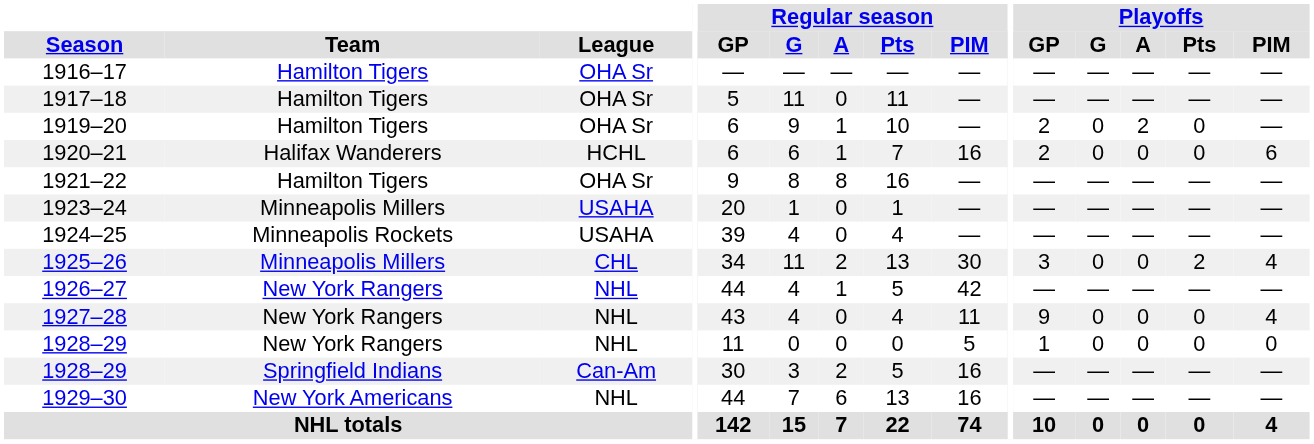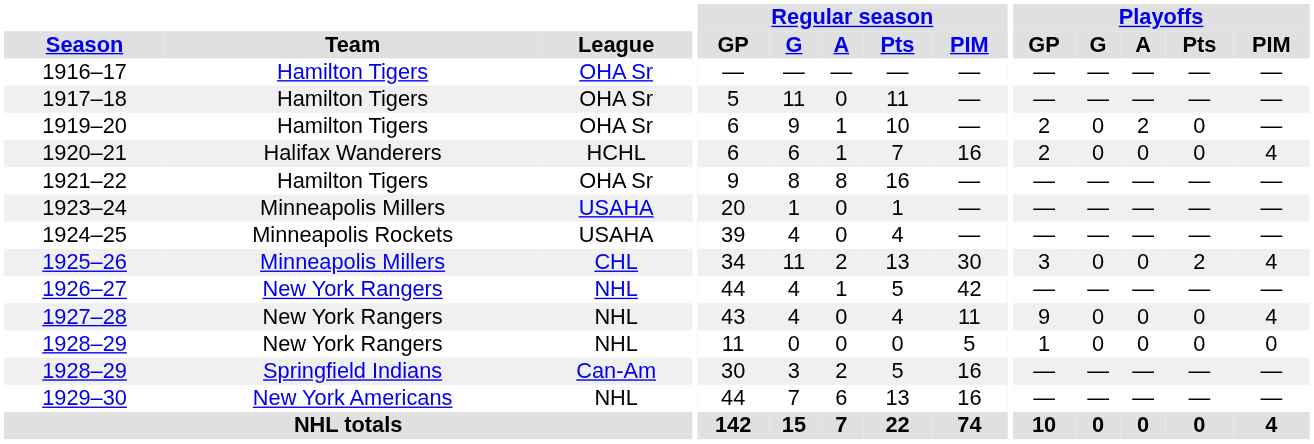(1271, 153) 6 -> (1271, 153) 4
